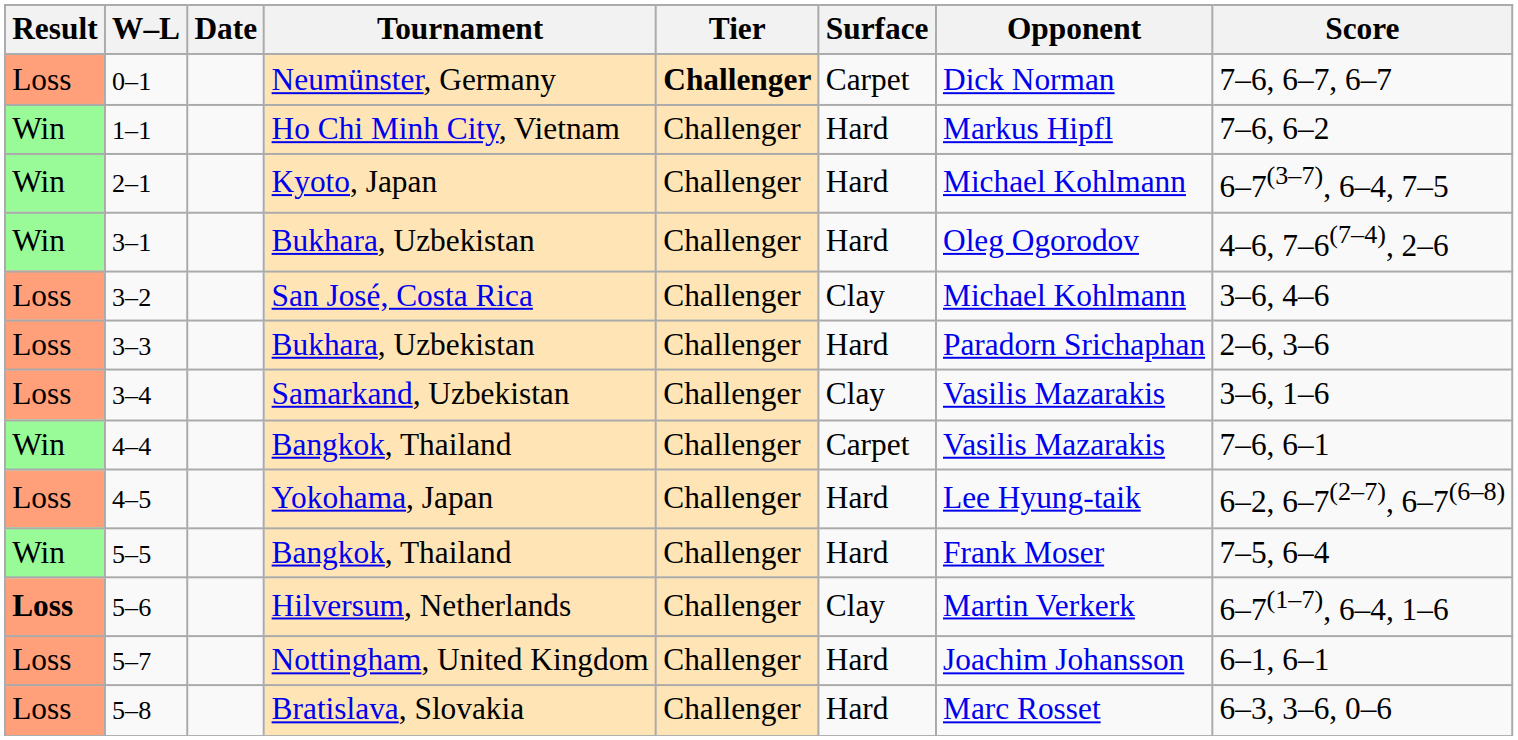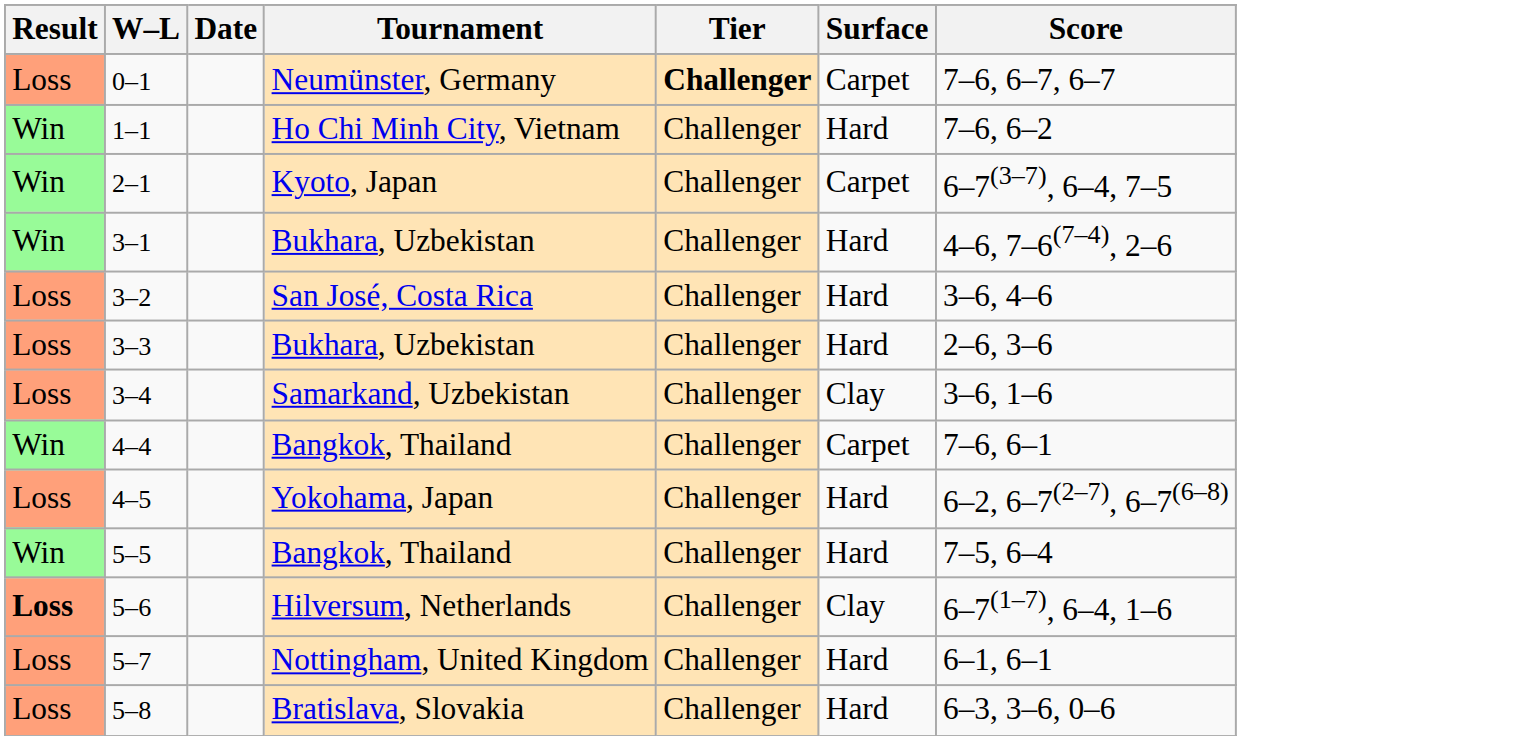- column: (1074, 29)
(857, 182) Hard -> (868, 182) Carpet
(855, 295) Clay -> (857, 295) Hard
